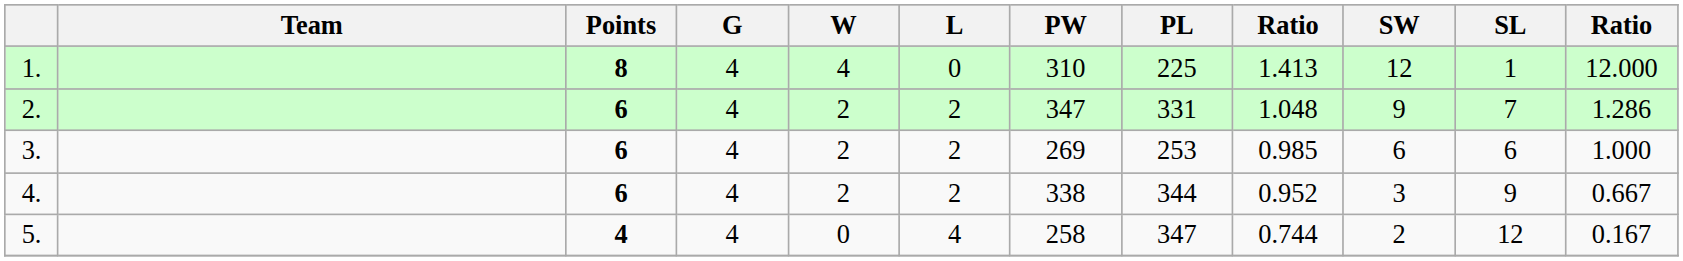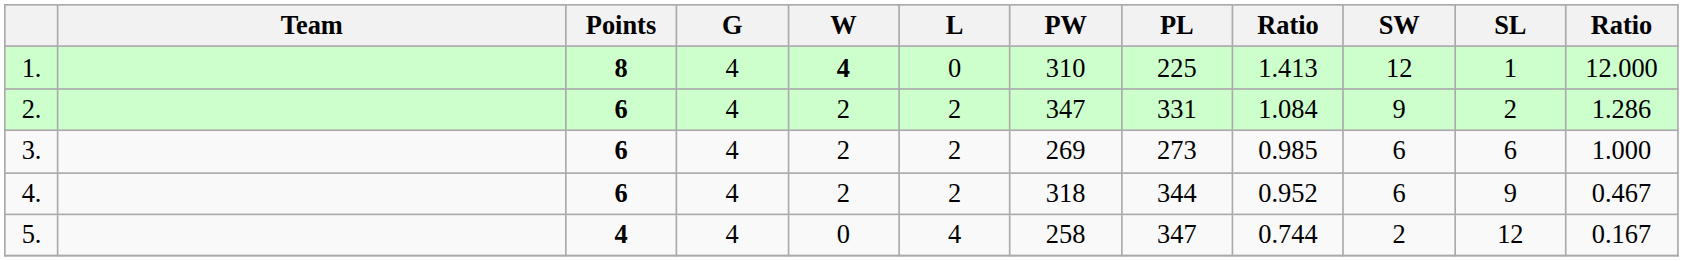(843, 67) normal -> (843, 67) bold
(1288, 109) 1.048 -> (1288, 109) 1.084
(1510, 109) 7 -> (1510, 109) 2
(1177, 151) 253 -> (1177, 151) 273
(1066, 192) 338 -> (1066, 192) 318
(1399, 192) 3 -> (1399, 192) 6
(1622, 192) 0.667 -> (1622, 192) 0.467
